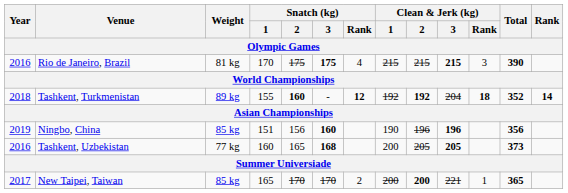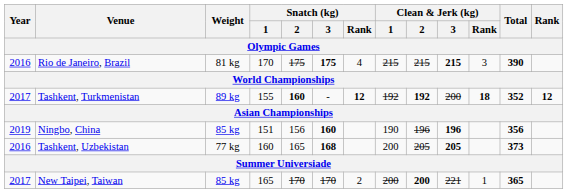(20, 96) 2018 -> (20, 96) 2017
(453, 96) 204 -> (453, 96) 200
(547, 96) 14 -> (547, 96) 12
